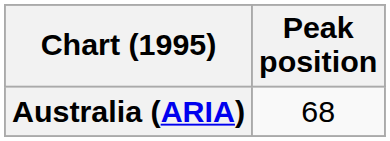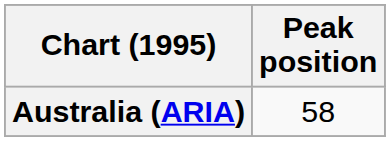(318, 111) 68 -> (318, 111) 58
